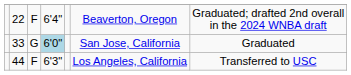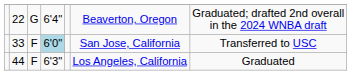(34, 19) F -> (34, 19) G
(34, 43) G -> (34, 43) F
(268, 43) Graduated -> (268, 43) Transferred to USC
(268, 61) Transferred to USC -> (268, 61) Graduated
